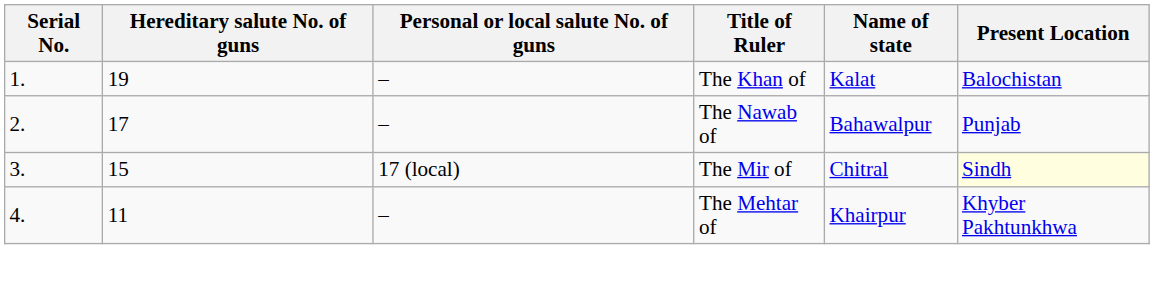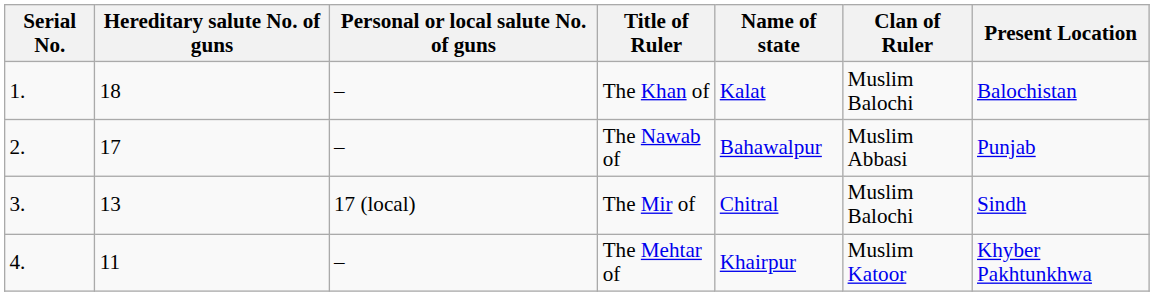+ column: (907, 33)
(118, 78) 19 -> (110, 90) 18
(118, 169) 15 -> (110, 204) 13
(987, 169) lightyellow background -> (1002, 204) no background
